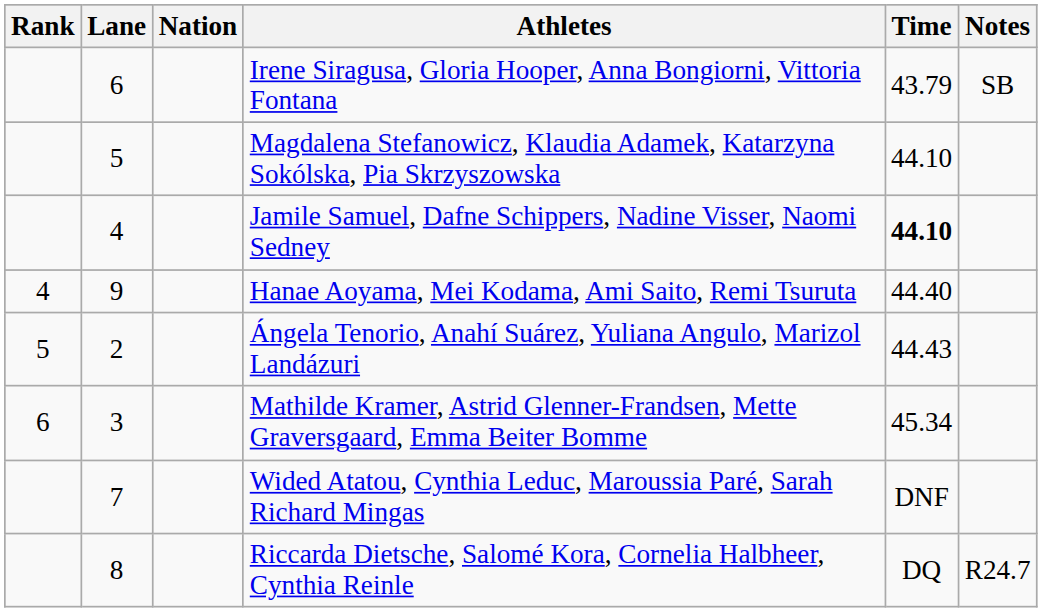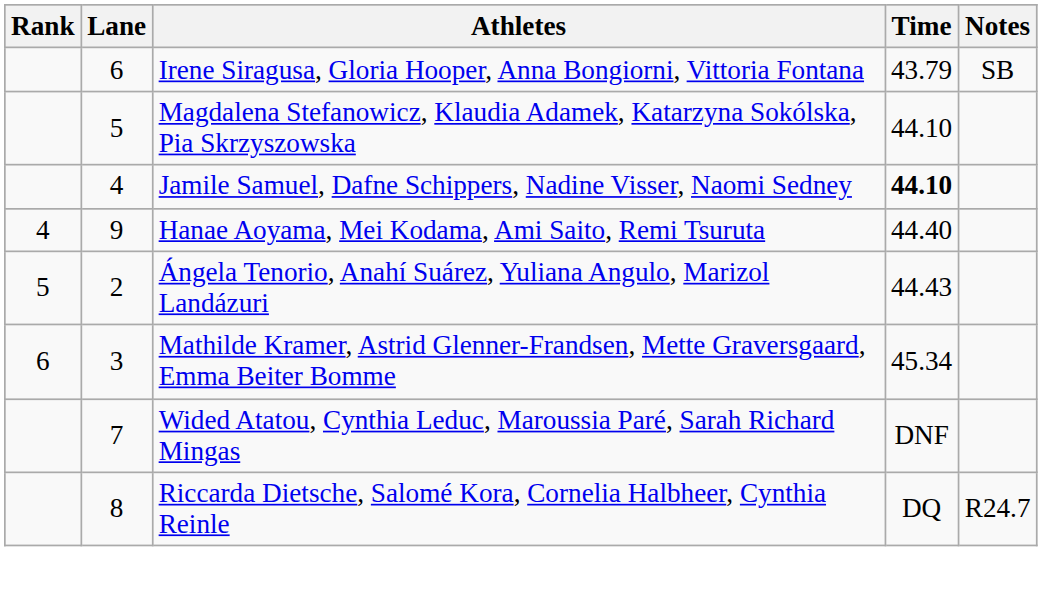- column: (198, 26)
